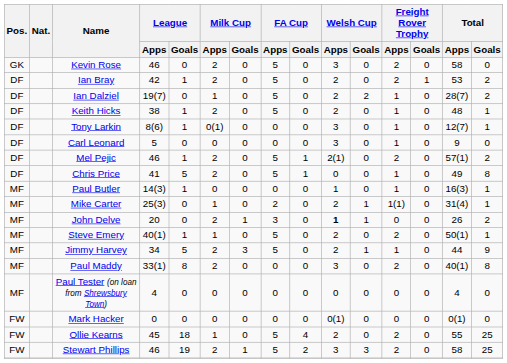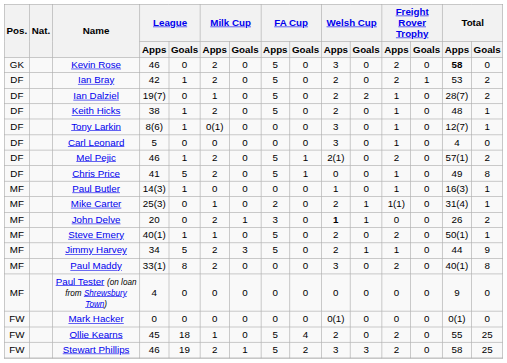(457, 65) normal -> (457, 65) bold
(457, 142) 9 -> (457, 142) 4
(457, 292) 4 -> (457, 292) 9
